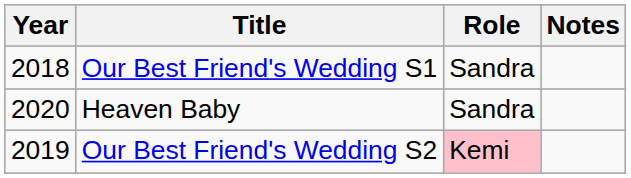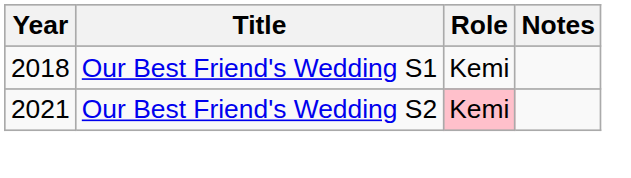(492, 67) Sandra -> (479, 67) Kemi
- row: (161, 109)
(40, 151) 2019 -> (40, 109) 2021
